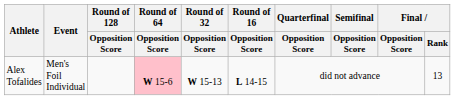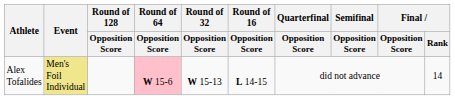(66, 76) no background -> (66, 76) khaki background
(437, 76) 13 -> (437, 76) 14
